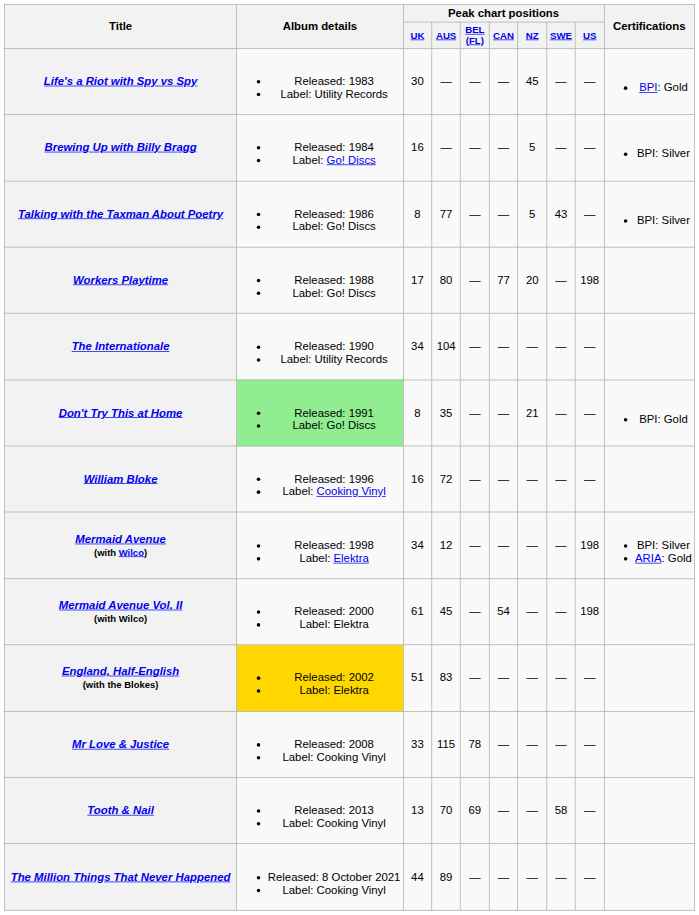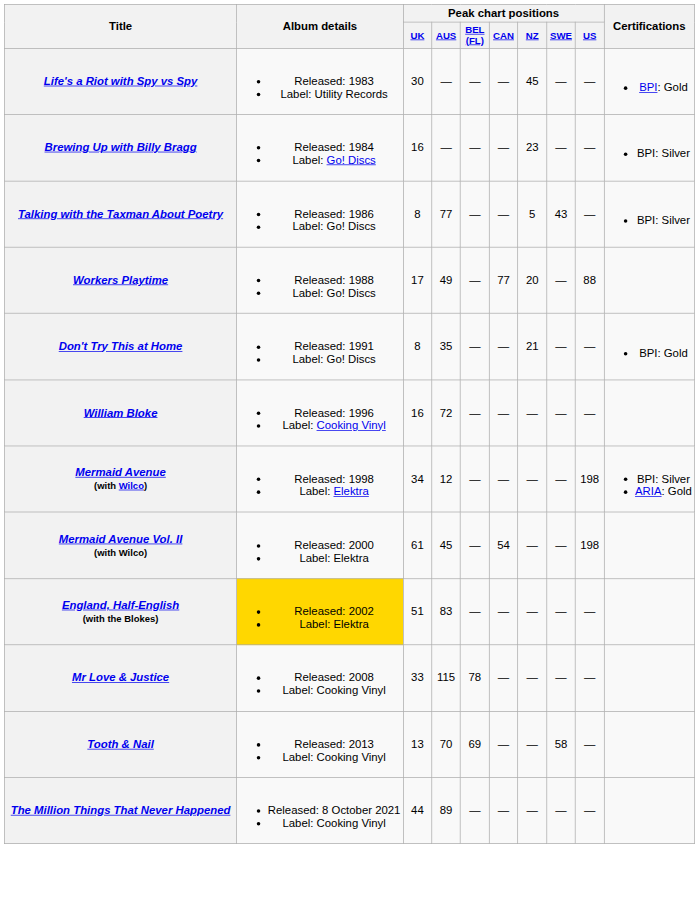(532, 147) 5 -> (532, 147) 23
(446, 280) 80 -> (446, 280) 49
(590, 280) 198 -> (590, 280) 88
- row: (121, 346)
(320, 419) lightgreen background -> (320, 353) no background
